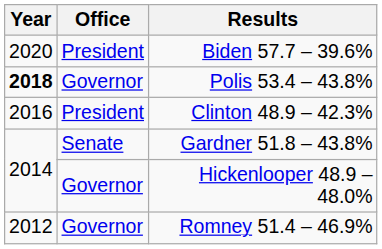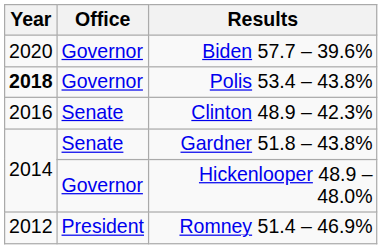(103, 50) President -> (102, 50) Governor
(103, 112) President -> (92, 112) Senate
(102, 227) Governor -> (103, 227) President
